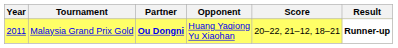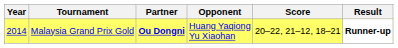(16, 31) 2011 -> (17, 31) 2014
